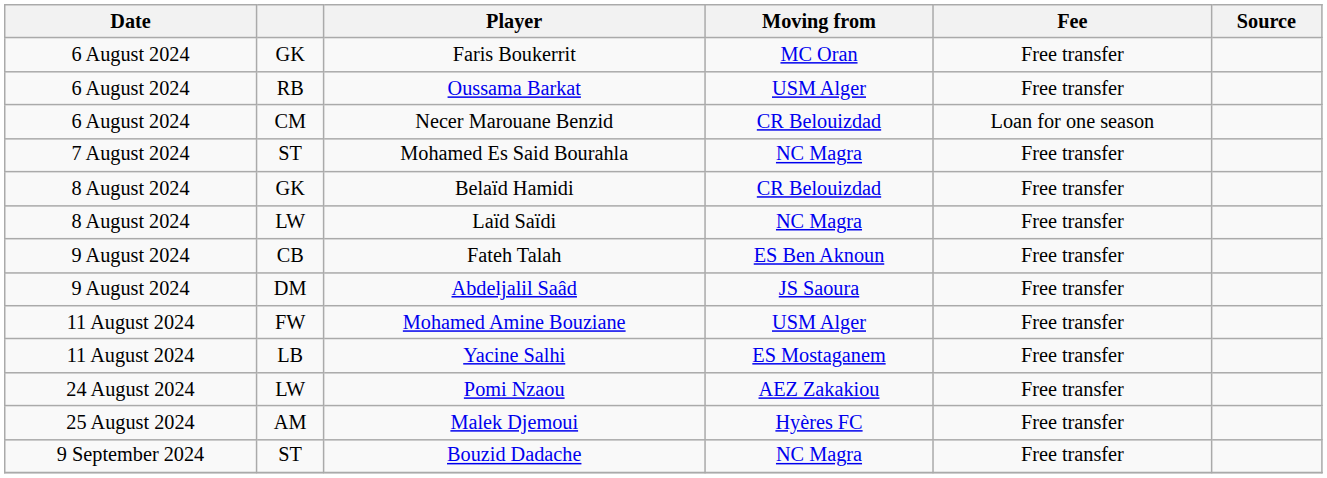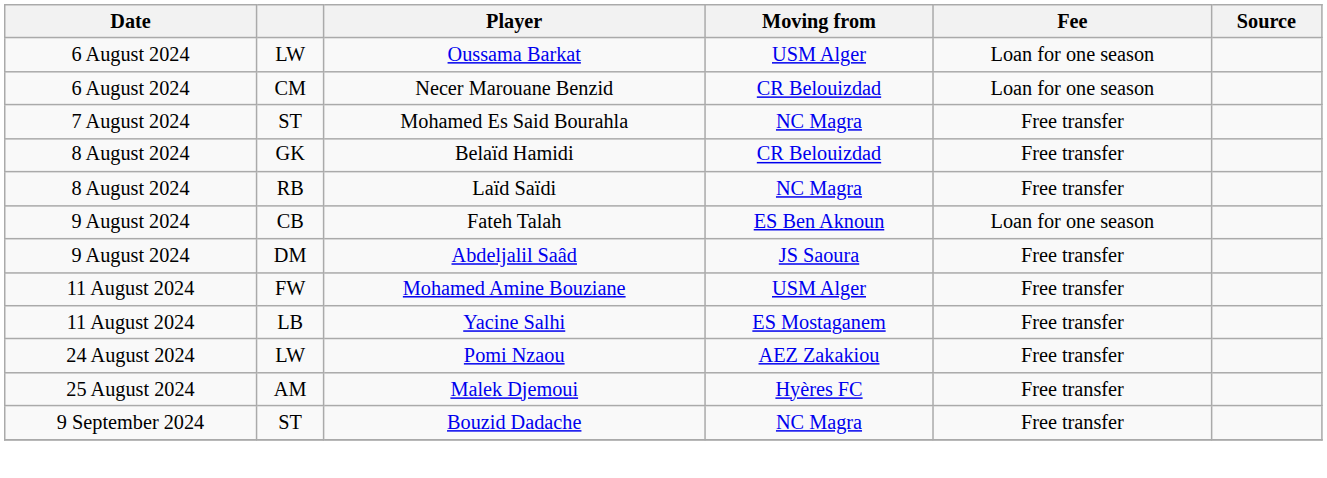- row: (514, 54)
(290, 87) RB -> (290, 54) LW
(1072, 87) Free transfer -> (1072, 54) Loan for one season
(290, 221) LW -> (290, 187) RB
(1072, 254) Free transfer -> (1072, 221) Loan for one season
